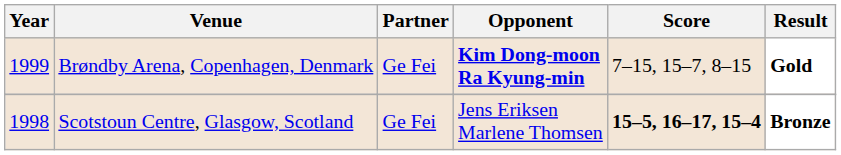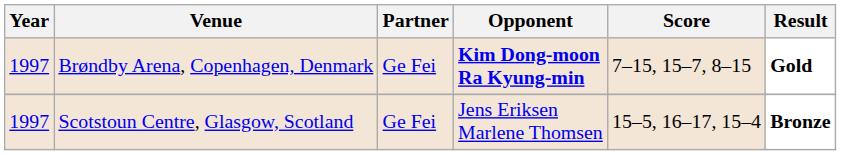(29, 65) 1999 -> (29, 65) 1997
(29, 122) 1998 -> (29, 122) 1997
(687, 122) bold -> (687, 122) normal
